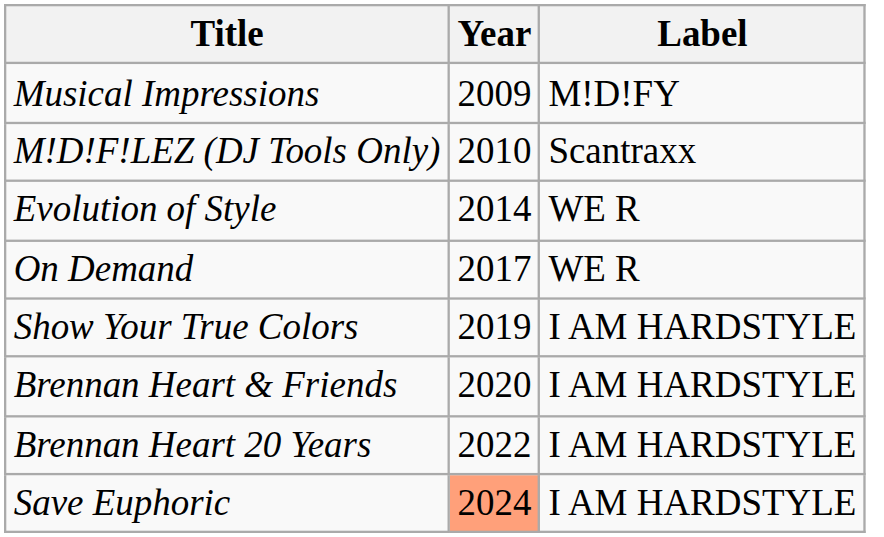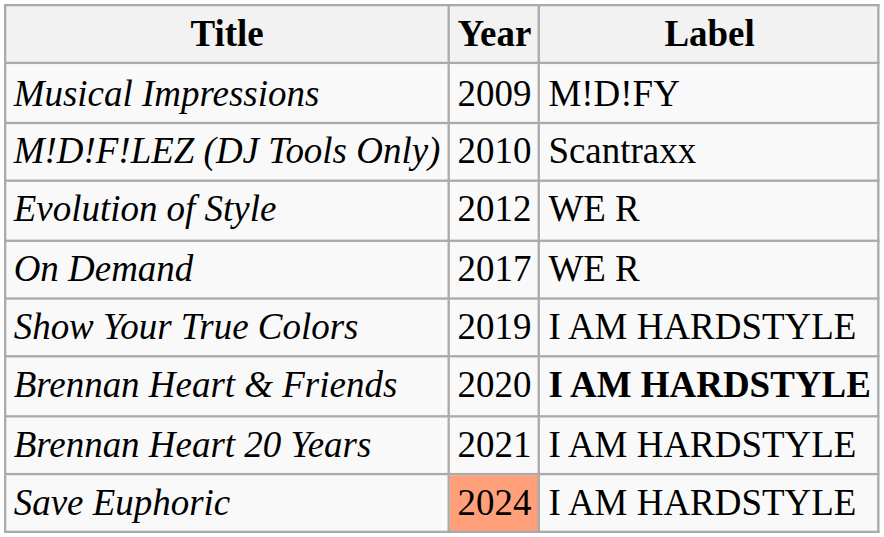(494, 209) 2014 -> (494, 209) 2012
(702, 385) normal -> (710, 385) bold
(494, 444) 2022 -> (494, 444) 2021
